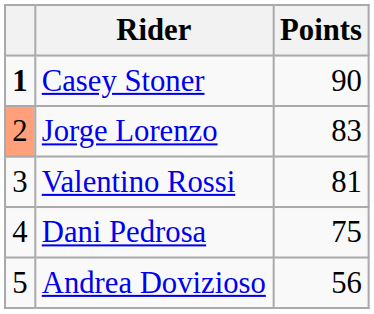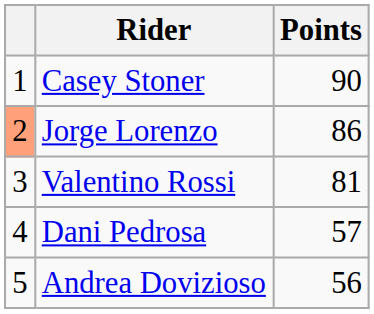(20, 80) bold -> (20, 80) normal
(347, 131) 83 -> (347, 131) 86
(347, 232) 75 -> (347, 232) 57
